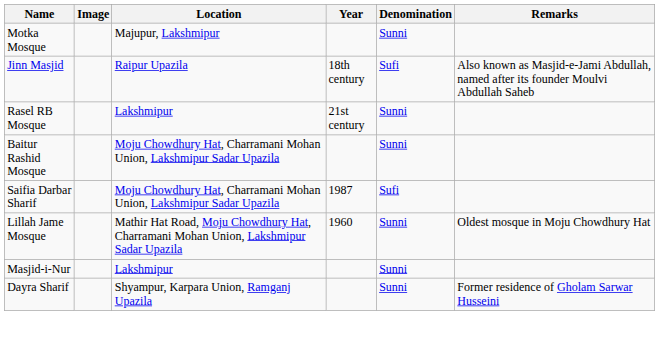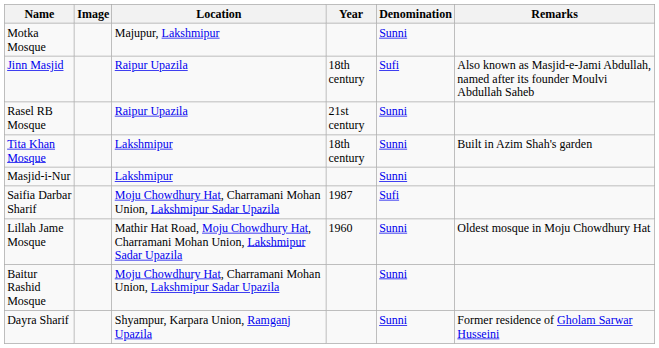(144, 111) Lakshmipur -> (151, 111) Raipur Upazila
+ row: (31, 150)
rows swapped: (39, 268) <-> (26, 157)
